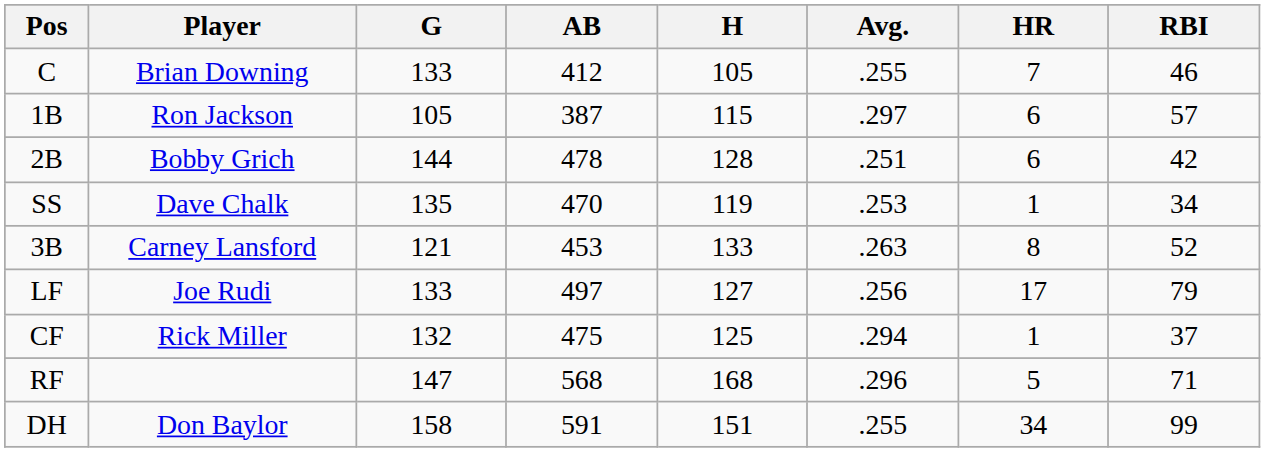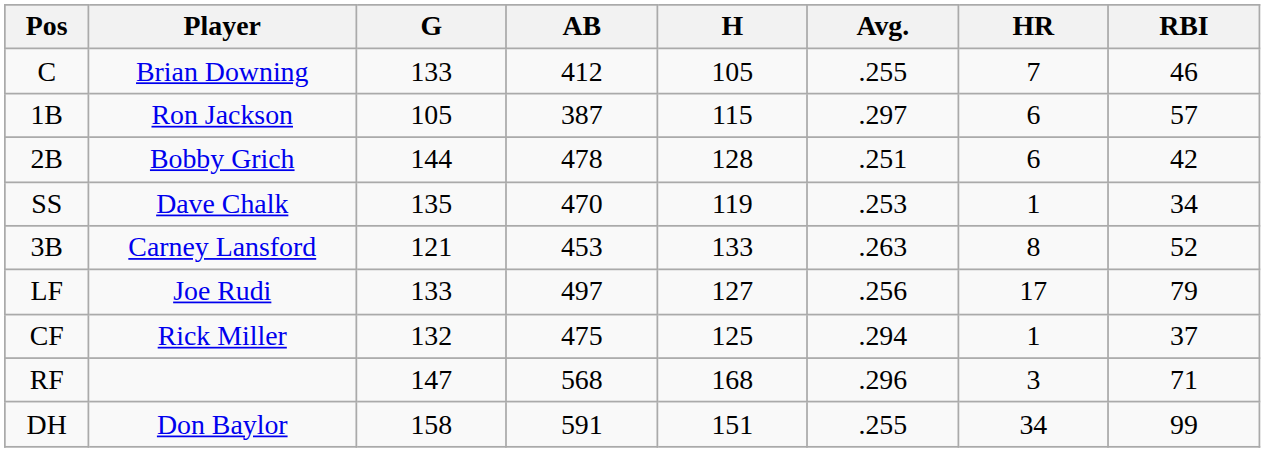(1033, 379) 5 -> (1033, 379) 3
